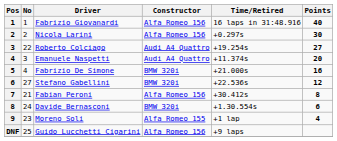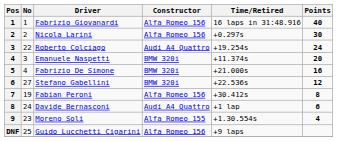(318, 47) 27 -> (318, 47) 24
(177, 59) Audi A4 Quattro -> (162, 59) BMW 320i
(27, 95) 21 -> (27, 95) 19
(162, 107) BMW 320i -> (177, 107) Audi A4 Quattro
(235, 107) +1.30.554s -> (226, 107) +1 lap
(226, 119) +1 lap -> (235, 119) +1.30.554s
